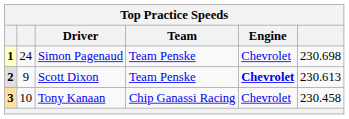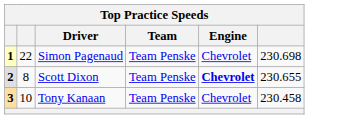(26, 56) 24 -> (26, 56) 22
(26, 77) 9 -> (26, 77) 8
(321, 77) 230.613 -> (281, 77) 230.655
(182, 98) Chip Ganassi Racing -> (162, 98) Team Penske
